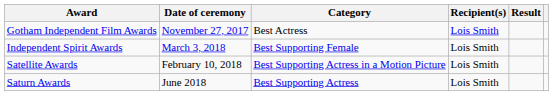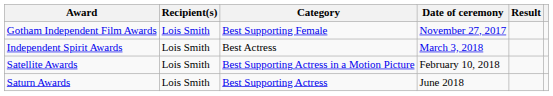columns swapped: (205, 13) <-> (478, 13)
(280, 30) Best Actress -> (275, 30) Best Supporting Female
(306, 47) Best Supporting Female -> (249, 47) Best Actress
